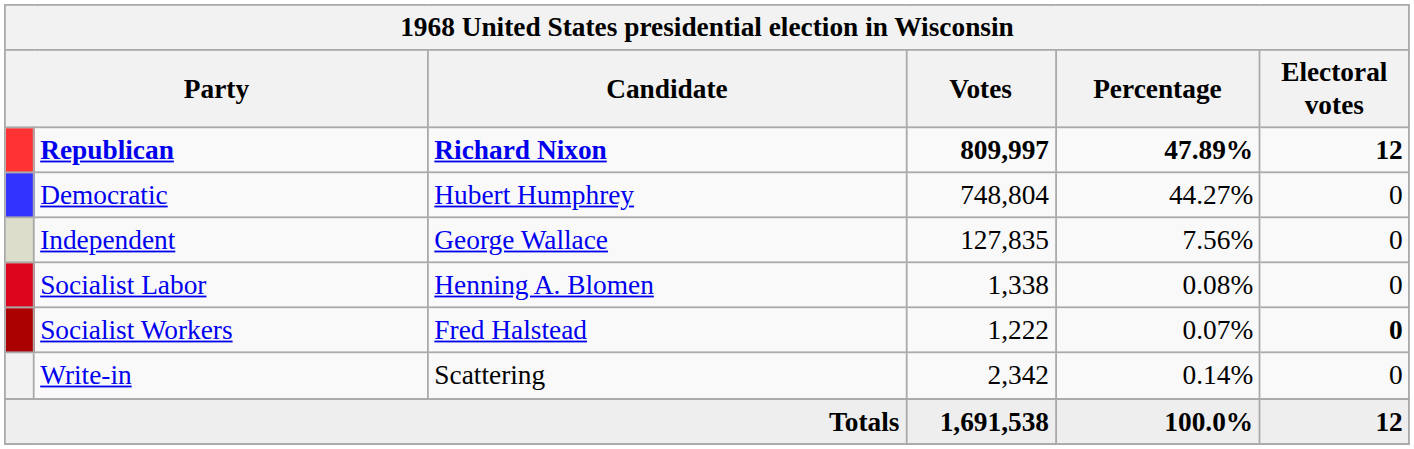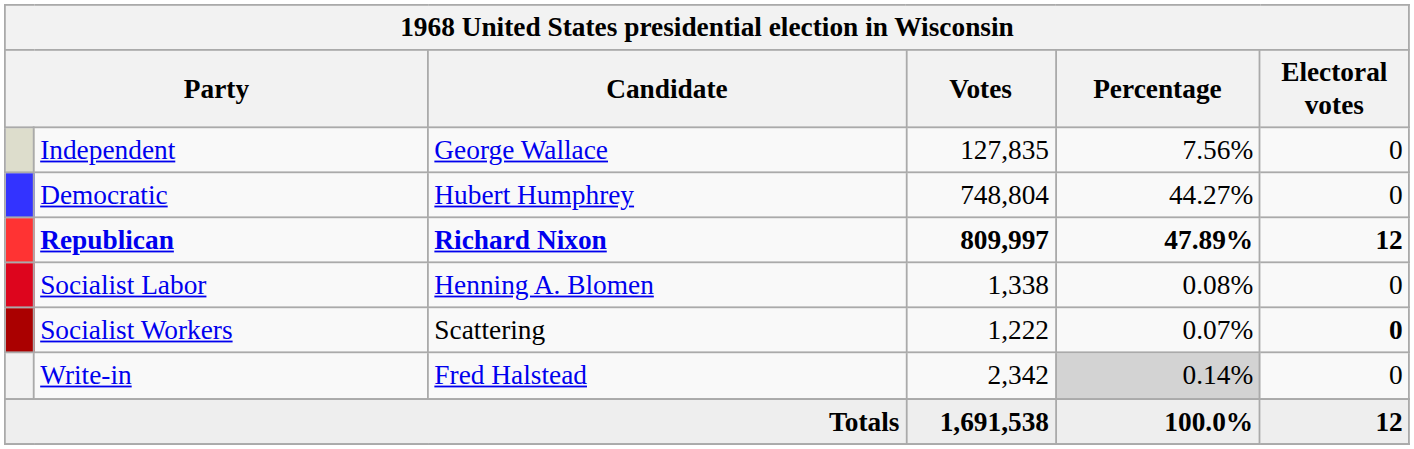rows swapped: (107, 149) <-> (108, 240)
(511, 330) Fred Halstead -> (490, 330) Scattering
(490, 375) Scattering -> (511, 375) Fred Halstead
(1218, 375) no background -> (1218, 375) lightgrey background
